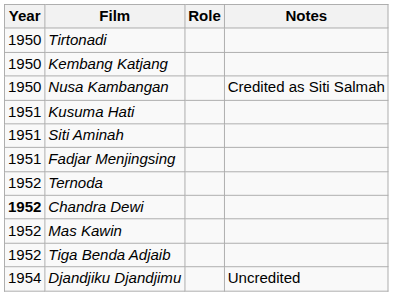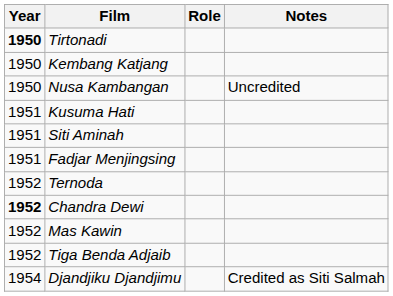(25, 40) normal -> (25, 40) bold
(306, 87) Credited as Siti Salmah -> (264, 87) Uncredited
(264, 278) Uncredited -> (306, 278) Credited as Siti Salmah
